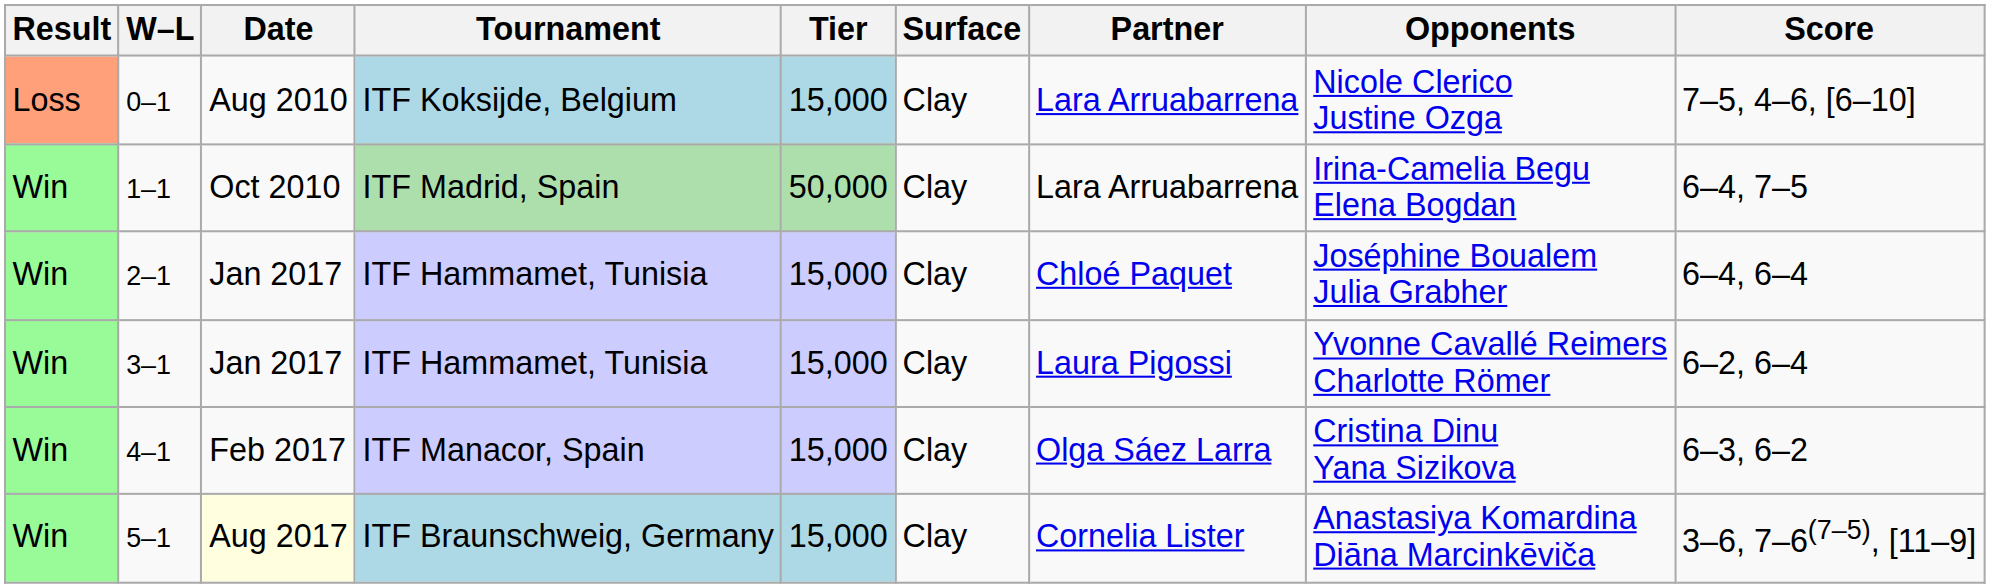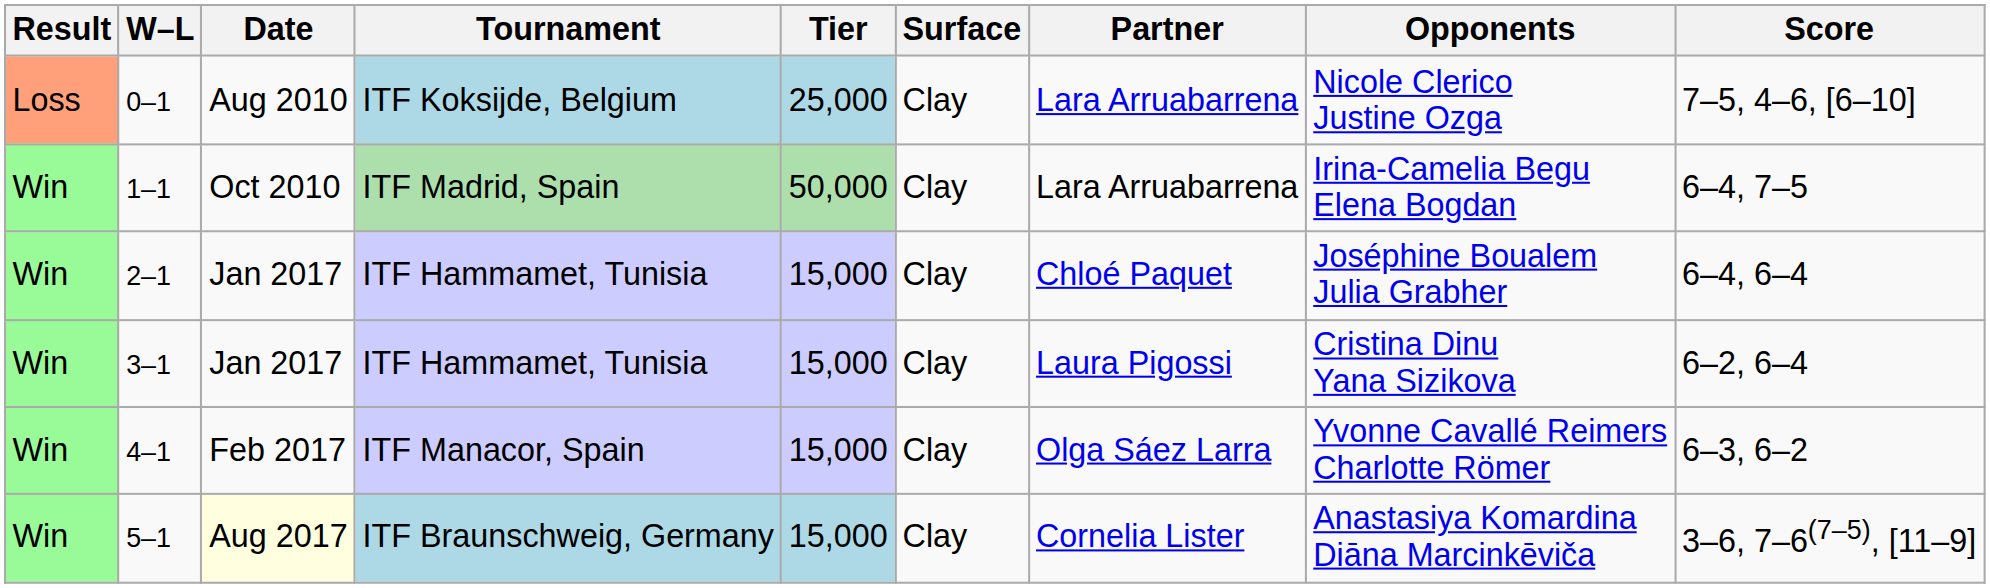(838, 99) 15,000 -> (838, 99) 25,000
(1490, 362) Yvonne Cavallé Reimers Charlotte Römer -> (1414, 362) Cristina Dinu Yana Sizikova
(1414, 450) Cristina Dinu Yana Sizikova -> (1490, 450) Yvonne Cavallé Reimers Charlotte Römer
